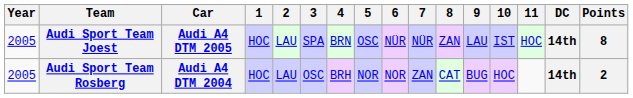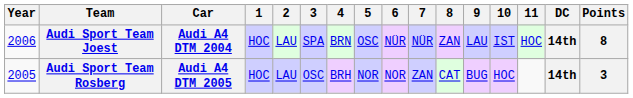(22, 41) 2005 -> (22, 41) 2006
(203, 41) Audi A4 DTM 2005 -> (203, 41) Audi A4 DTM 2004
(203, 76) Audi A4 DTM 2004 -> (203, 76) Audi A4 DTM 2005
(604, 76) 2 -> (604, 76) 3
